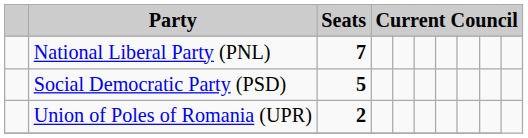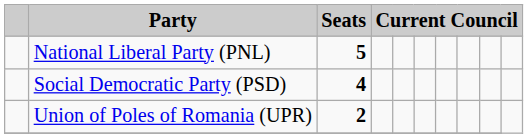(361, 52) 7 -> (361, 52) 5
(361, 84) 5 -> (361, 84) 4
